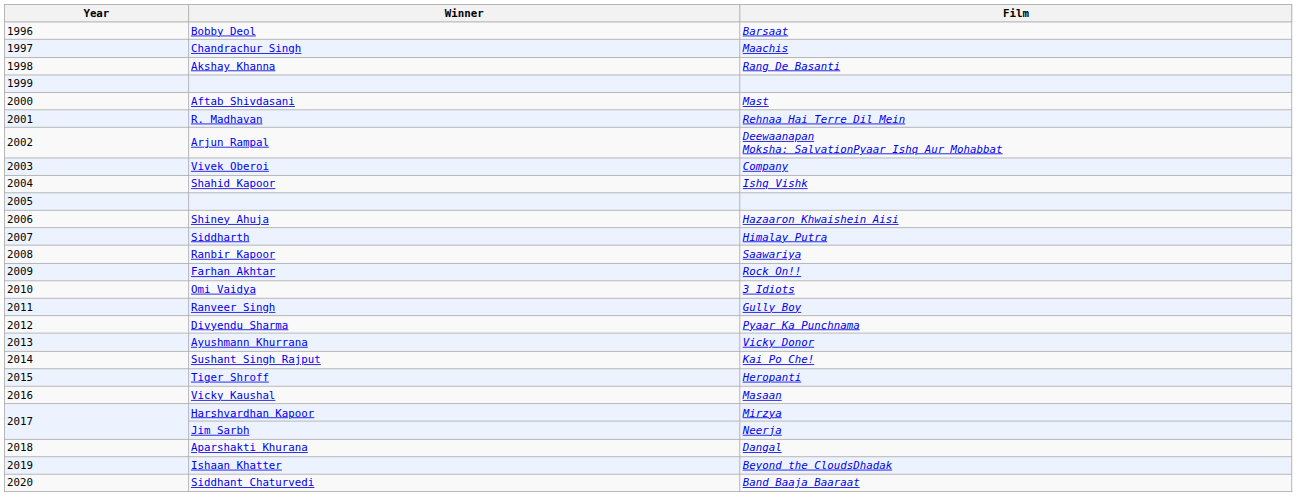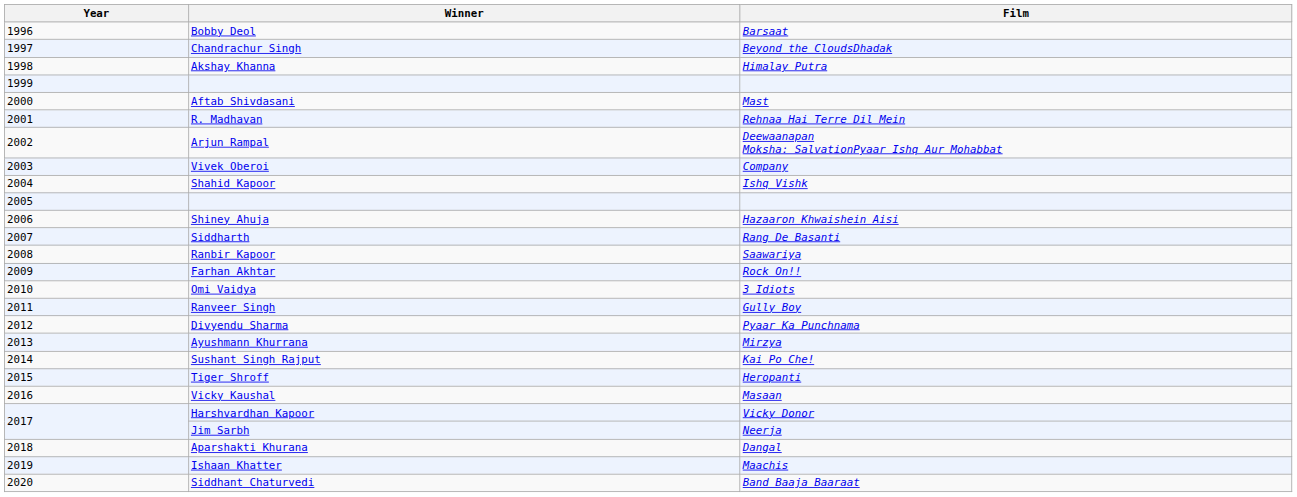(765, 48) Maachis -> (817, 48) Beyond the CloudsDhadak
(791, 66) Rang De Basanti -> (785, 66) Himalay Putra
(785, 237) Himalay Putra -> (791, 237) Rang De Basanti
(778, 342) Vicky Donor -> (762, 342) Mirzya
(762, 413) Mirzya -> (778, 413) Vicky Donor
(817, 465) Beyond the CloudsDhadak -> (765, 465) Maachis
